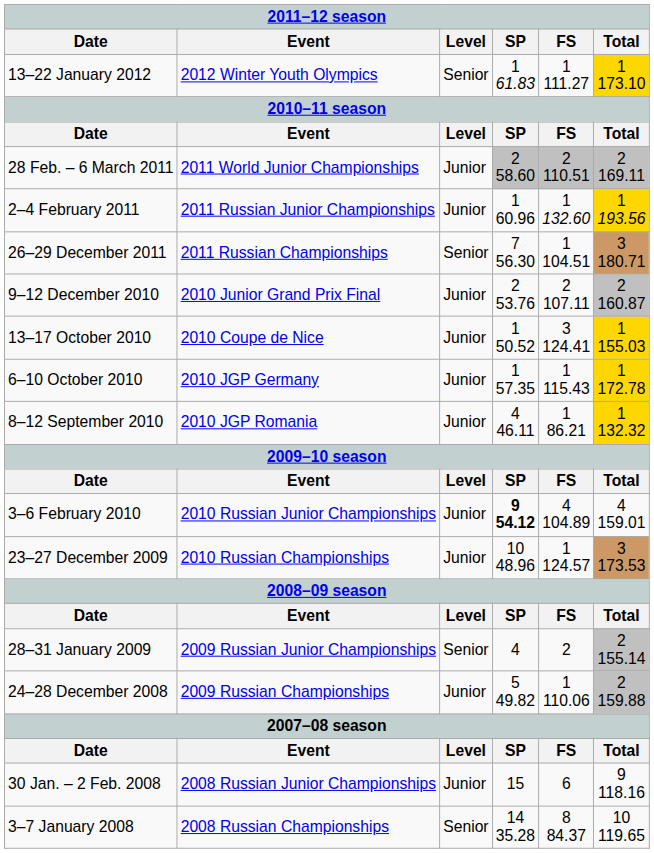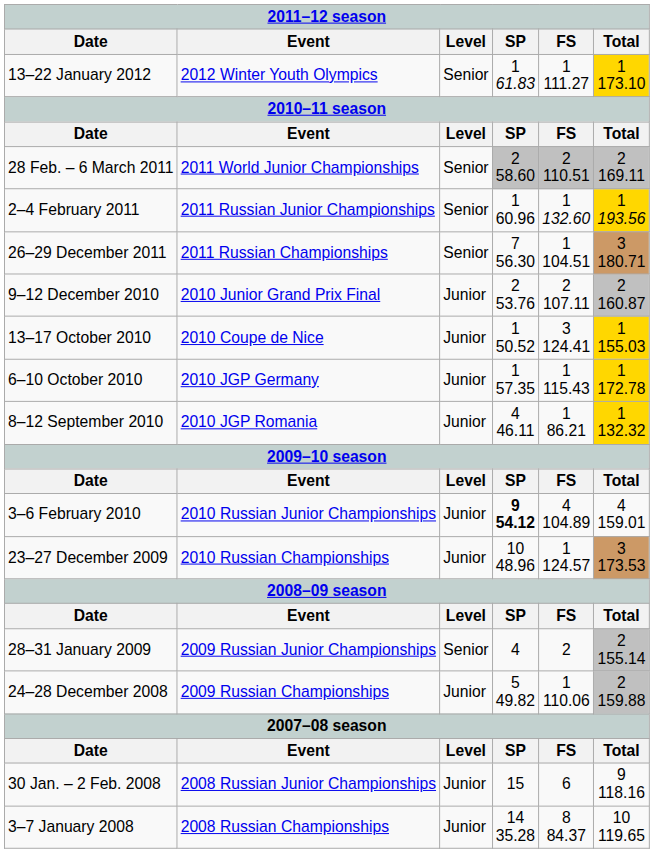(465, 167) Junior -> (466, 167) Senior
(465, 210) Junior -> (466, 210) Senior
(466, 827) Senior -> (465, 827) Junior
